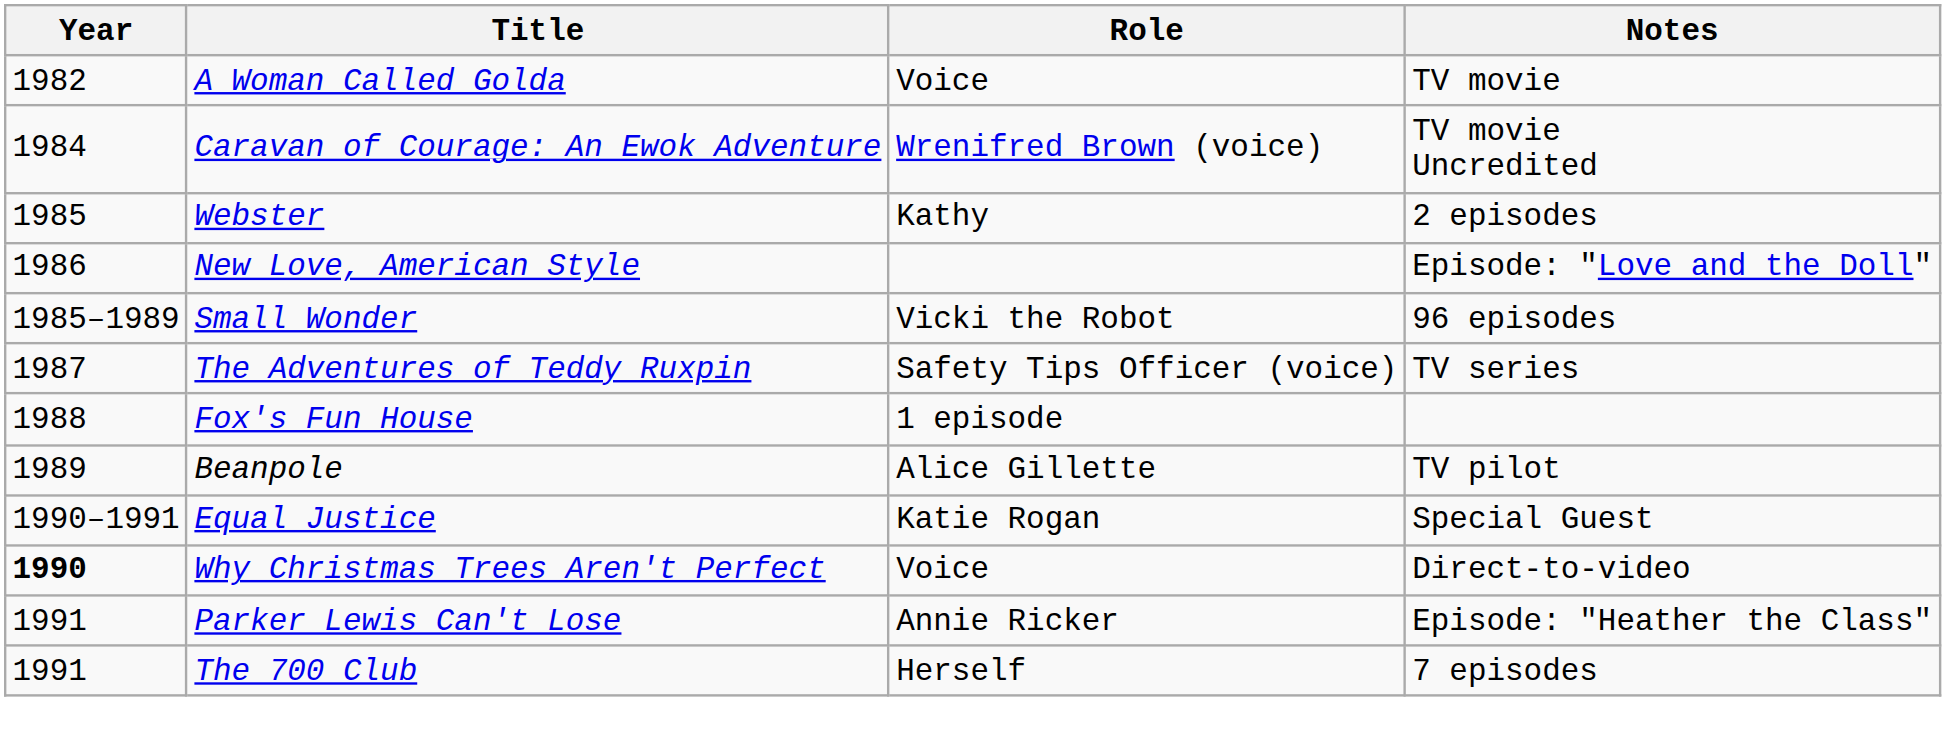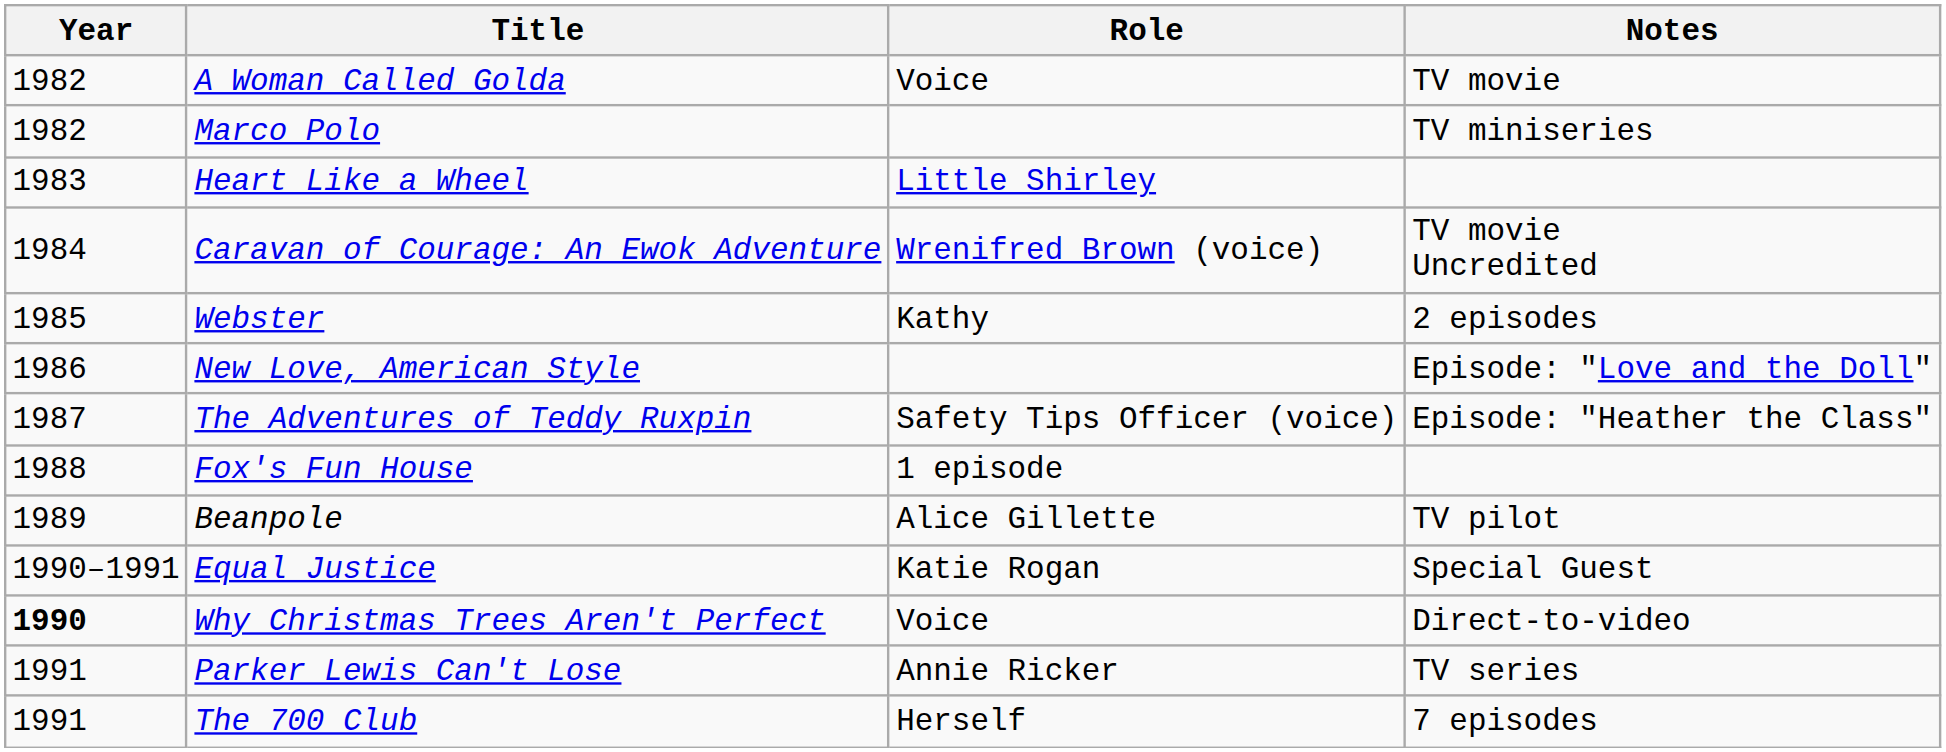+ row: (287, 131)
+ row: (362, 182)
- row: (306, 318)
(1496, 369) TV series -> (1672, 419) Episode: "Heather the Class"
(1672, 621) Episode: "Heather the Class" -> (1496, 671) TV series
